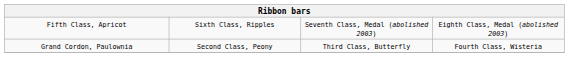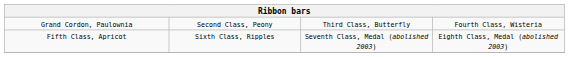rows swapped: (87, 46) <-> (87, 24)
